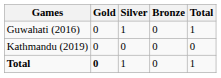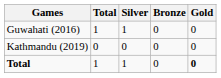columns swapped: (104, 13) <-> (202, 13)
